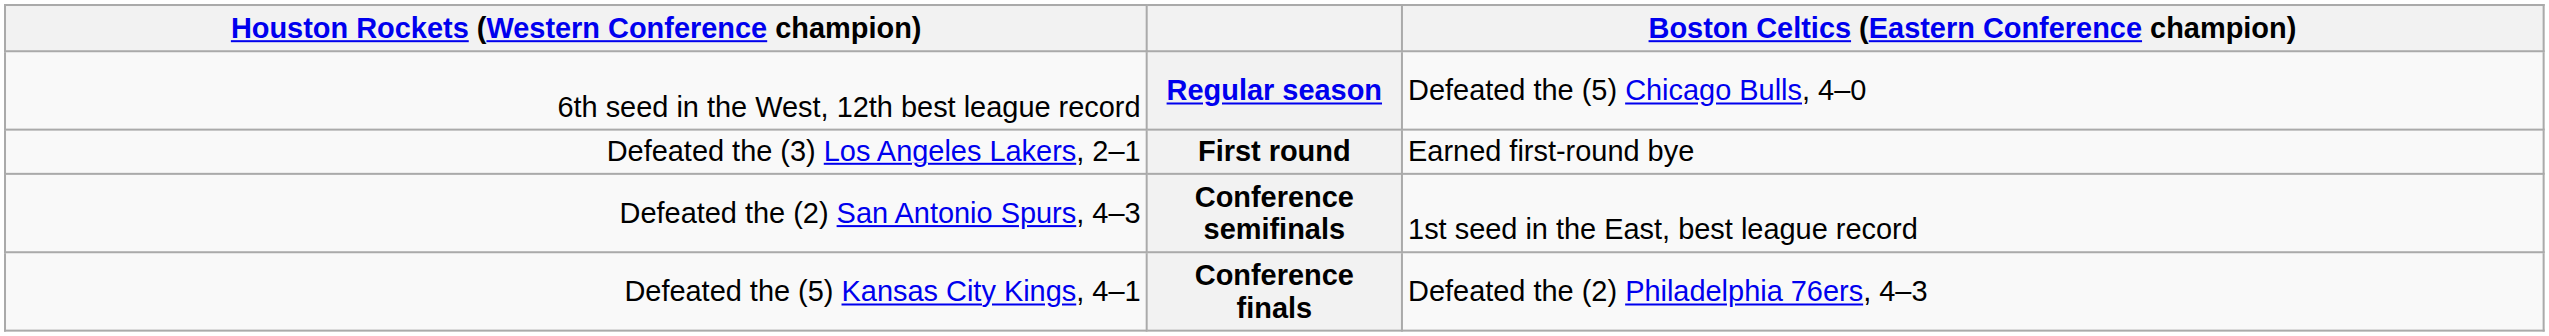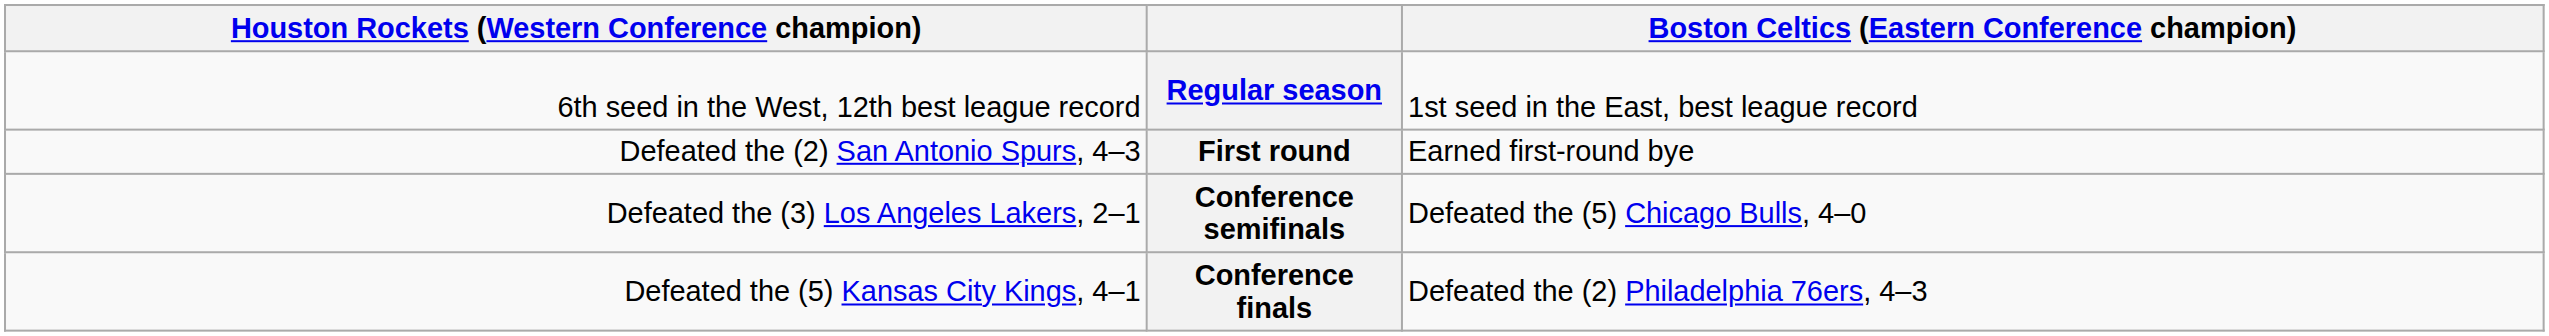(1637, 90) Defeated the (5) Chicago Bulls, 4–0 -> (1663, 106) 1st seed in the East, best league record
(874, 152) Defeated the (3) Los Angeles Lakers, 2–1 -> (880, 152) Defeated the (2) San Antonio Spurs, 4–3
(880, 214) Defeated the (2) San Antonio Spurs, 4–3 -> (874, 214) Defeated the (3) Los Angeles Lakers, 2–1
(1663, 230) 1st seed in the East, best league record -> (1637, 214) Defeated the (5) Chicago Bulls, 4–0
